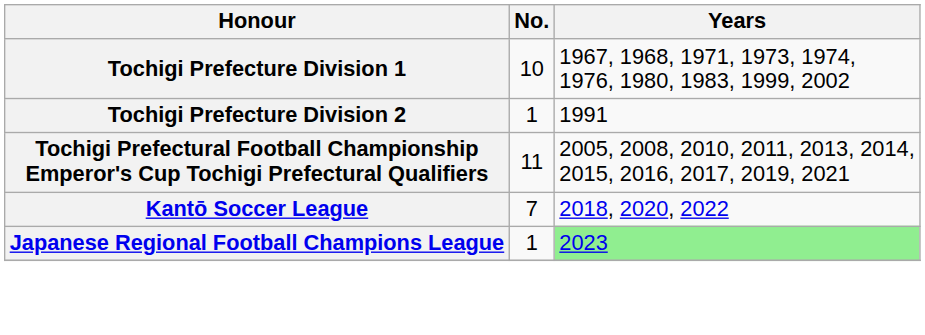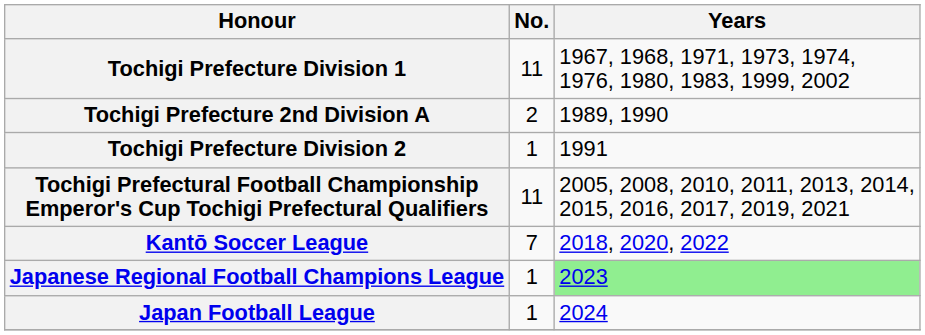(532, 68) 10 -> (532, 68) 11
+ row: (257, 115)
+ row: (257, 312)
